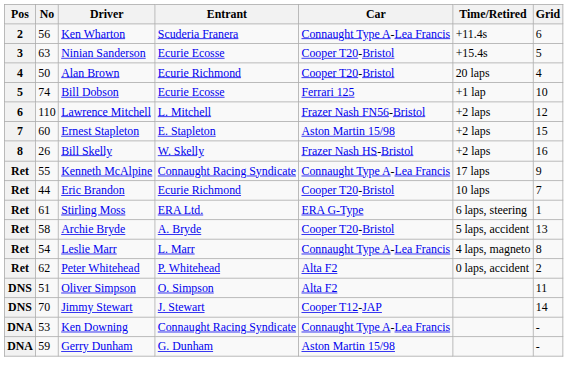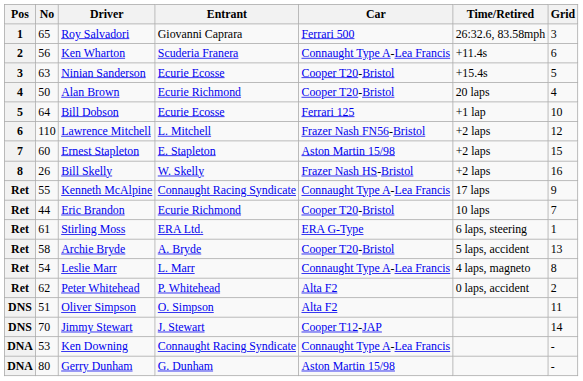+ row: (95, 34)
(44, 92) 74 -> (44, 112) 64
(44, 346) 59 -> (44, 366) 80
